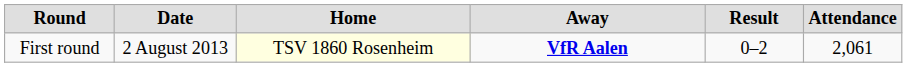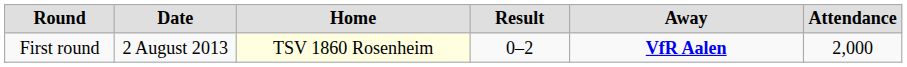columns swapped: (587, 18) <-> (754, 18)
(853, 47) 2,061 -> (853, 47) 2,000
